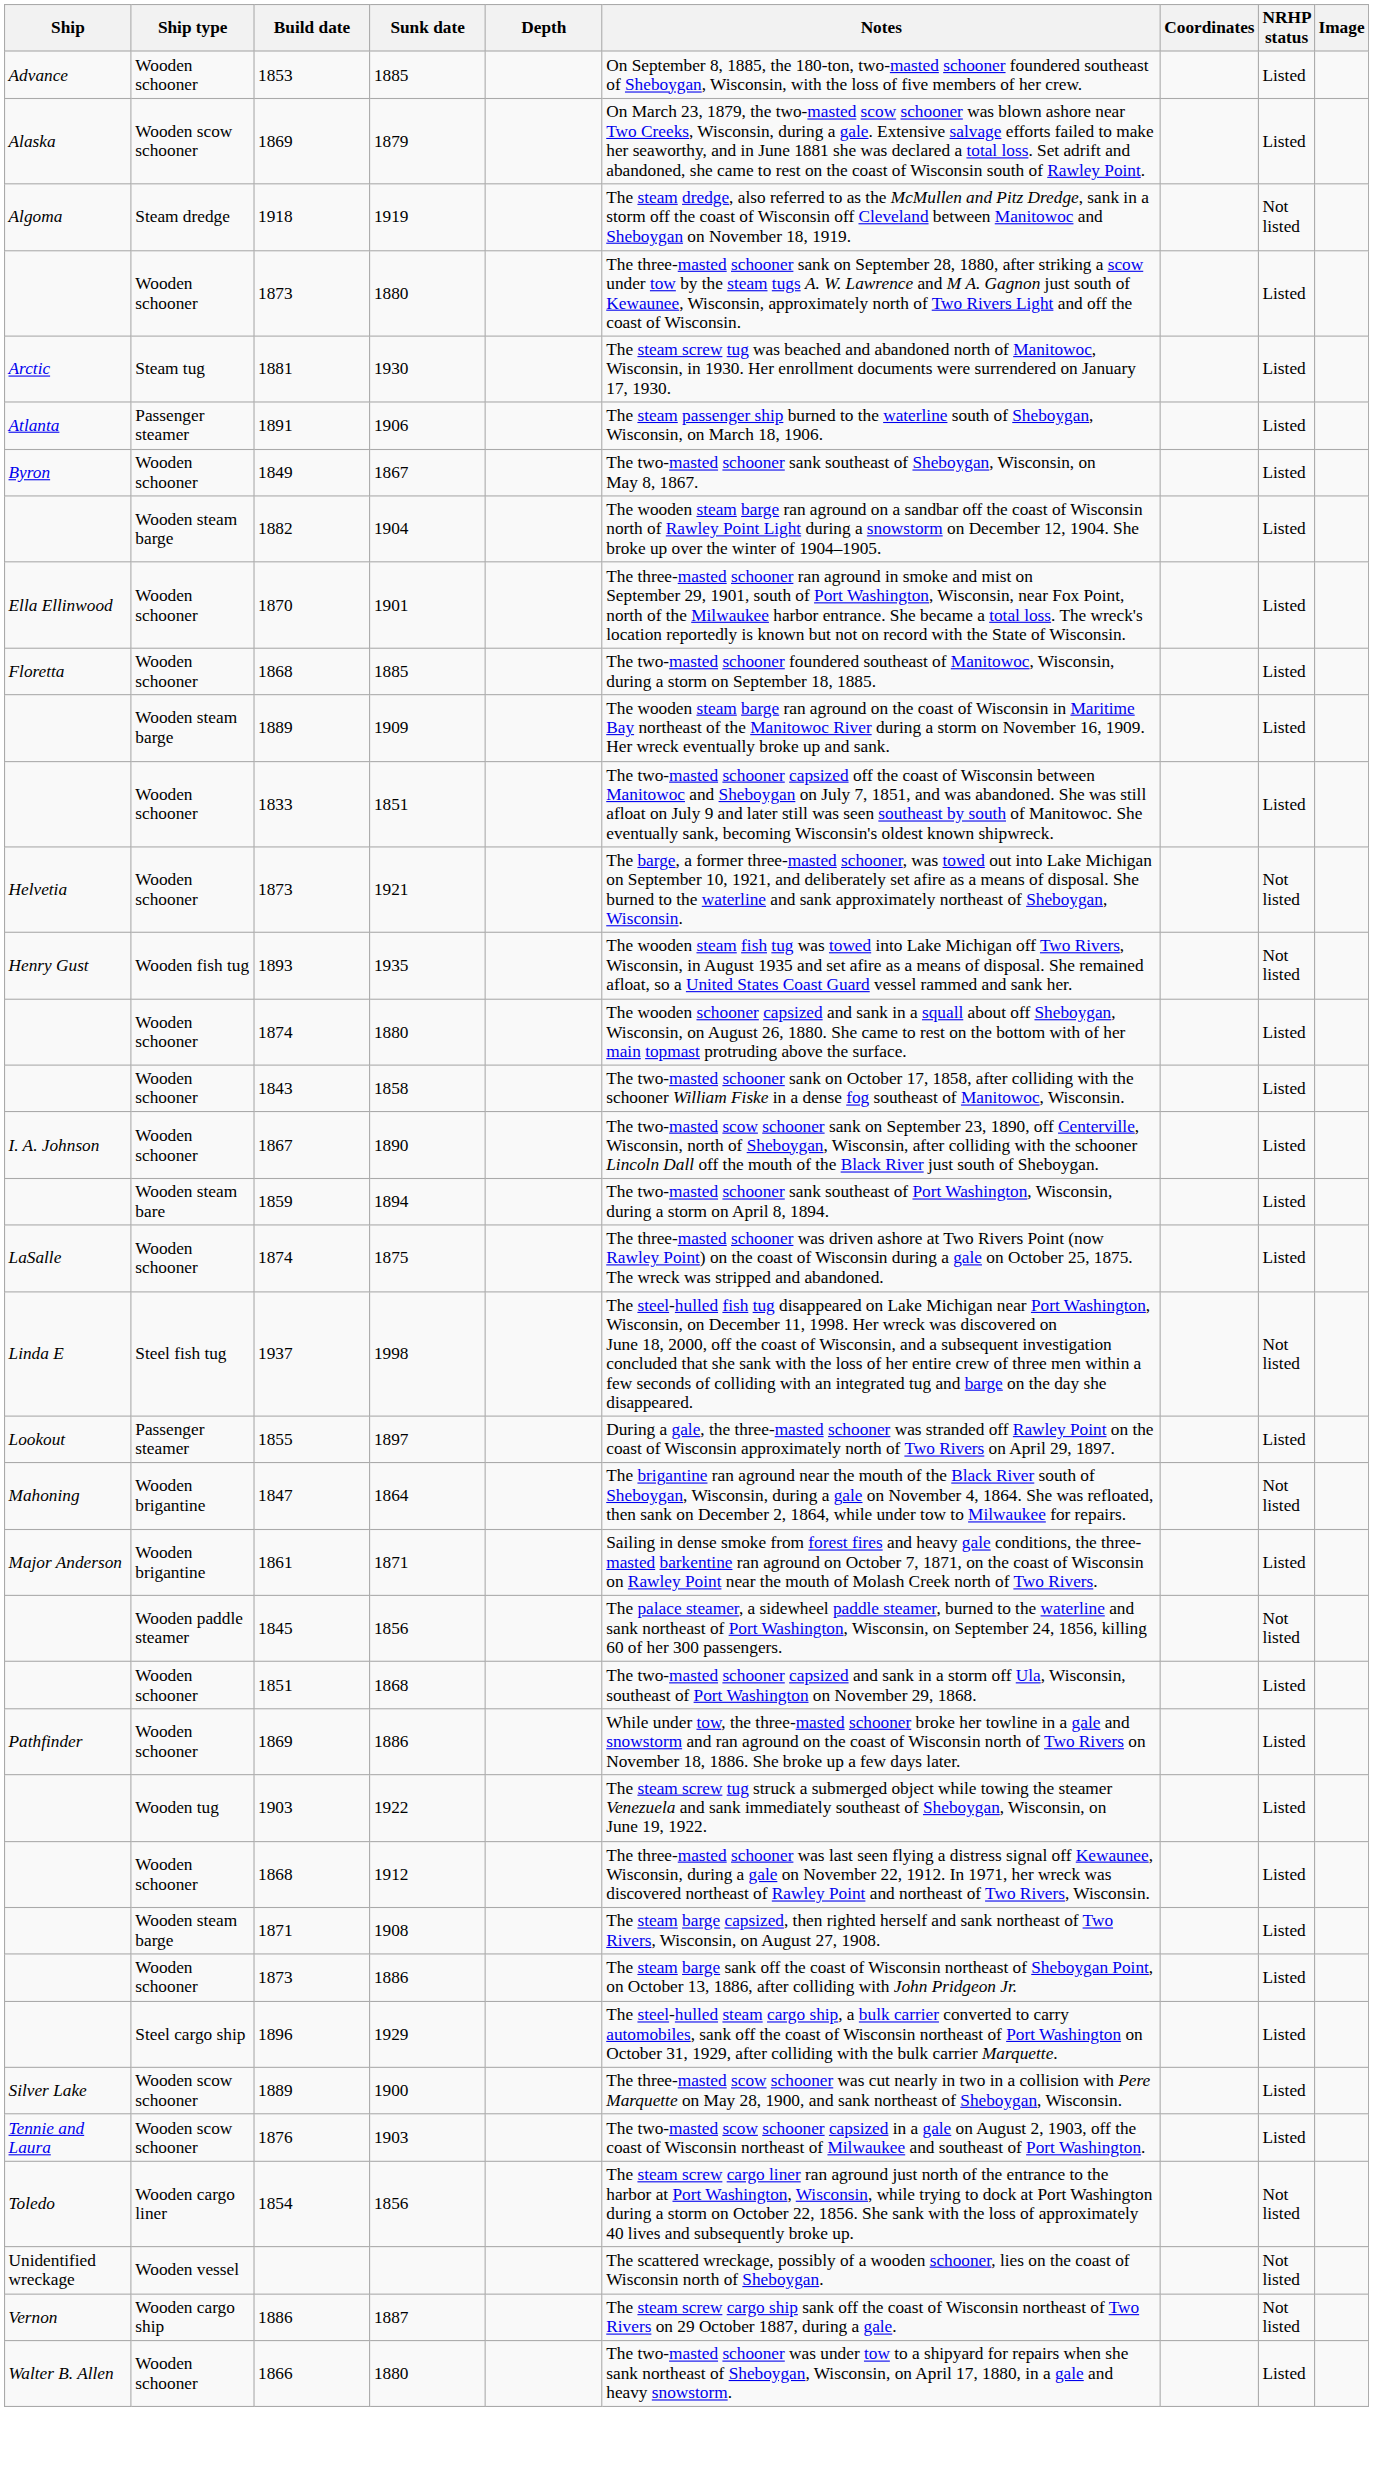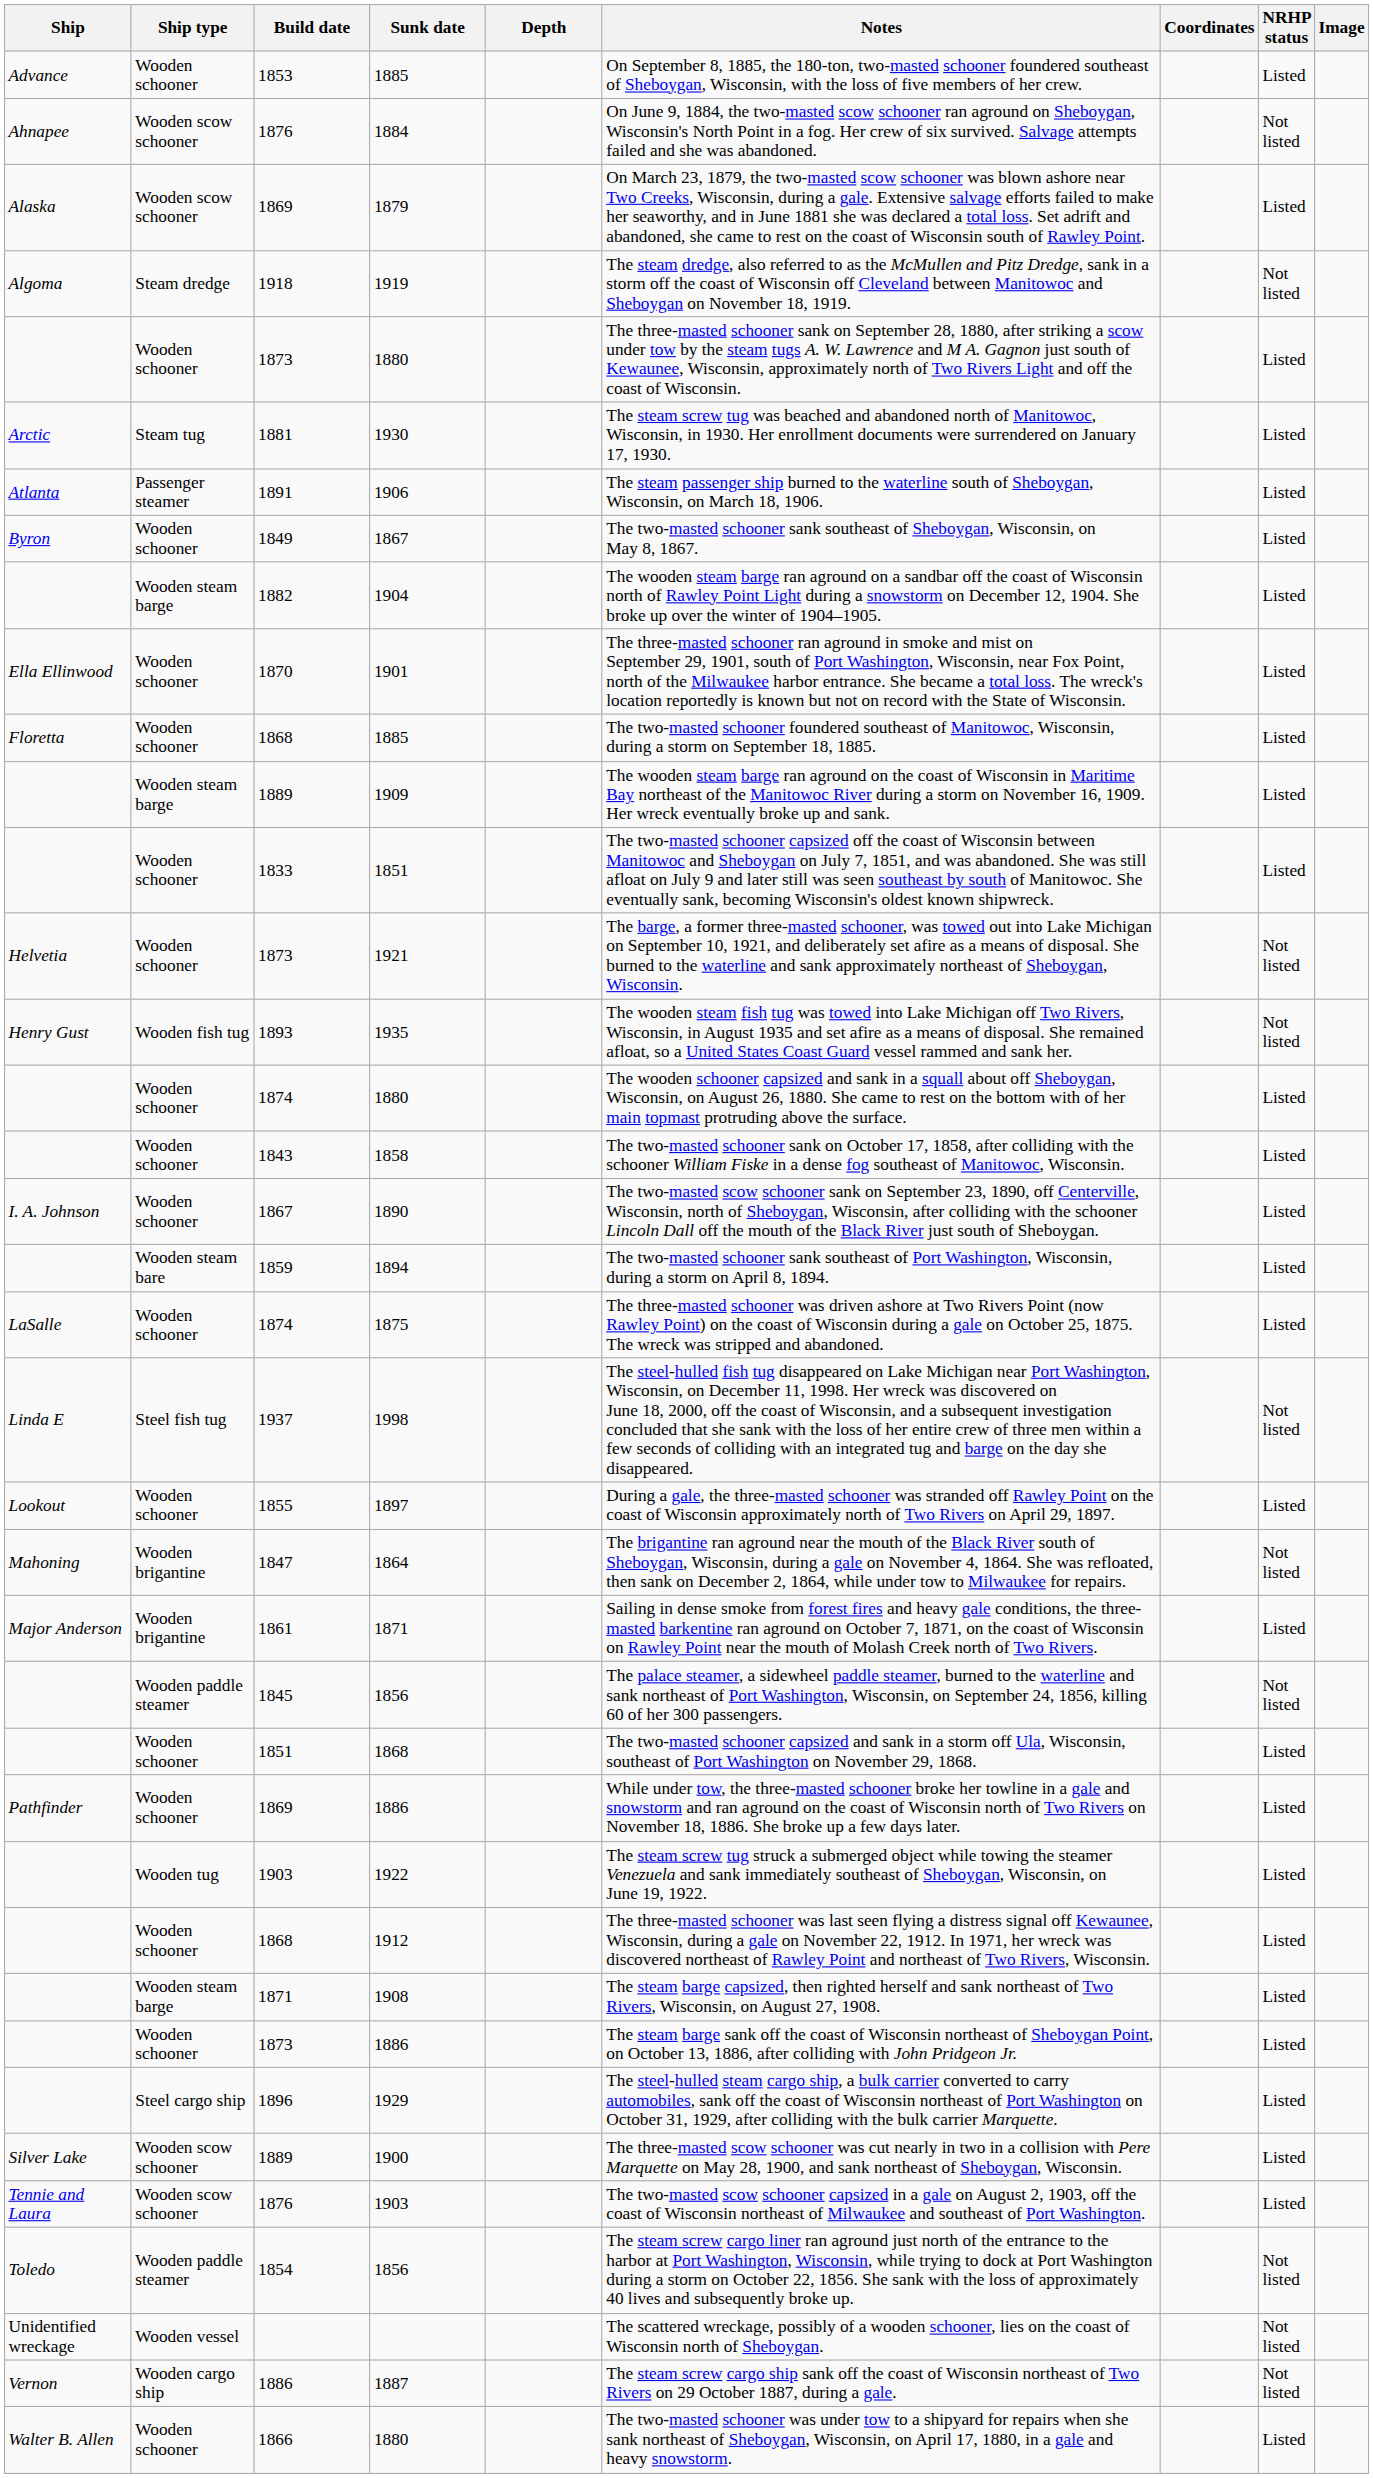+ row: (275, 131)
(170, 1439) Passenger steamer -> (167, 1505) Wooden schooner
(185, 2203) Wooden cargo liner -> (189, 2270) Wooden paddle steamer
